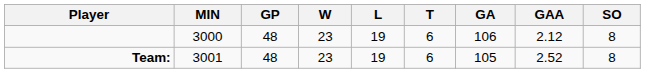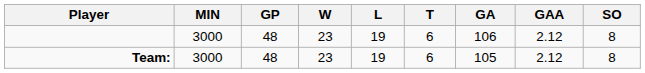(208, 57) 3001 -> (208, 57) 3000
(549, 57) 2.52 -> (549, 57) 2.12
